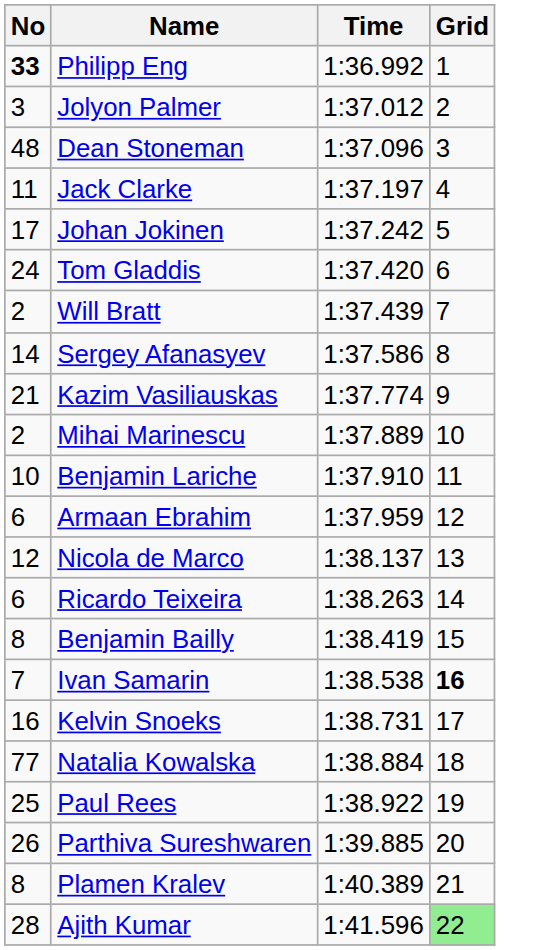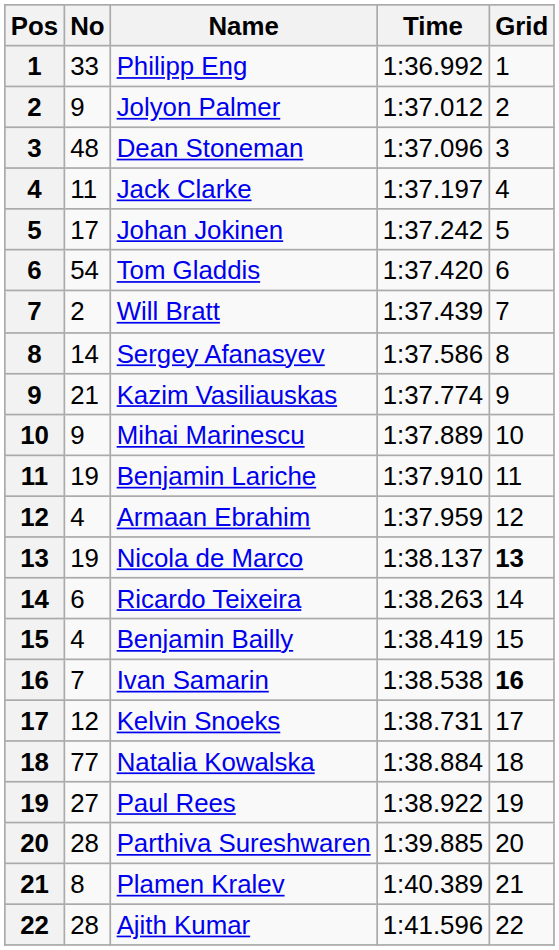+ column: (35, 25)
(25, 66) bold -> (85, 66) normal
(18, 107) 3 -> (77, 107) 9
(25, 271) 24 -> (85, 271) 54
(18, 435) 2 -> (77, 435) 9
(25, 475) 10 -> (85, 475) 19
(18, 516) 6 -> (77, 516) 4
(25, 557) 12 -> (85, 557) 19
(450, 557) normal -> (510, 557) bold
(18, 639) 8 -> (77, 639) 4
(25, 721) 16 -> (85, 721) 12
(25, 803) 25 -> (85, 803) 27
(25, 844) 26 -> (85, 844) 28
(450, 925) lightgreen background -> (510, 925) no background
